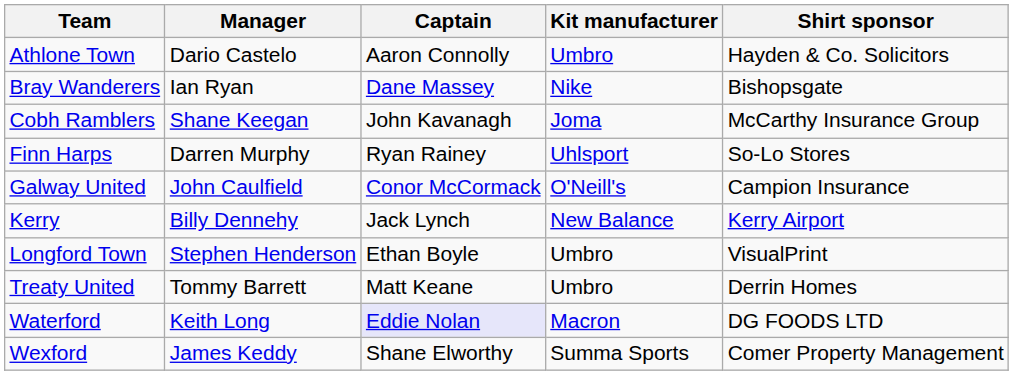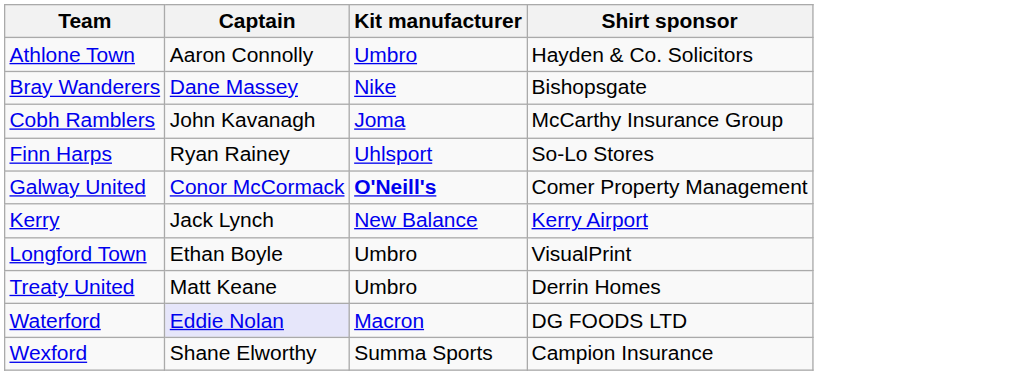- column: (263, 21)
(588, 187) normal -> (395, 187) bold
(819, 187) Campion Insurance -> (670, 187) Comer Property Management
(866, 353) Comer Property Management -> (622, 353) Campion Insurance
